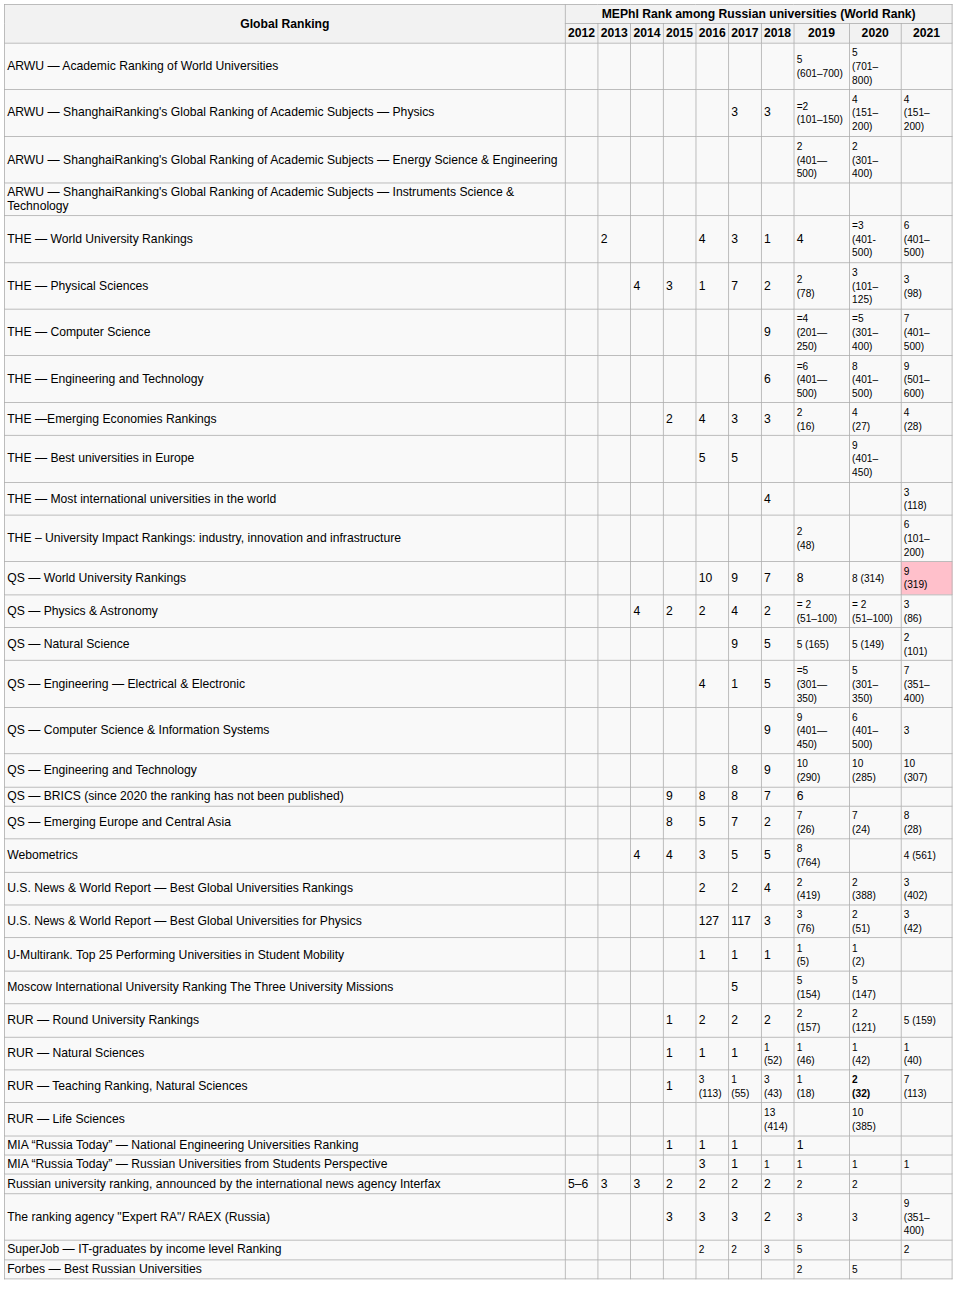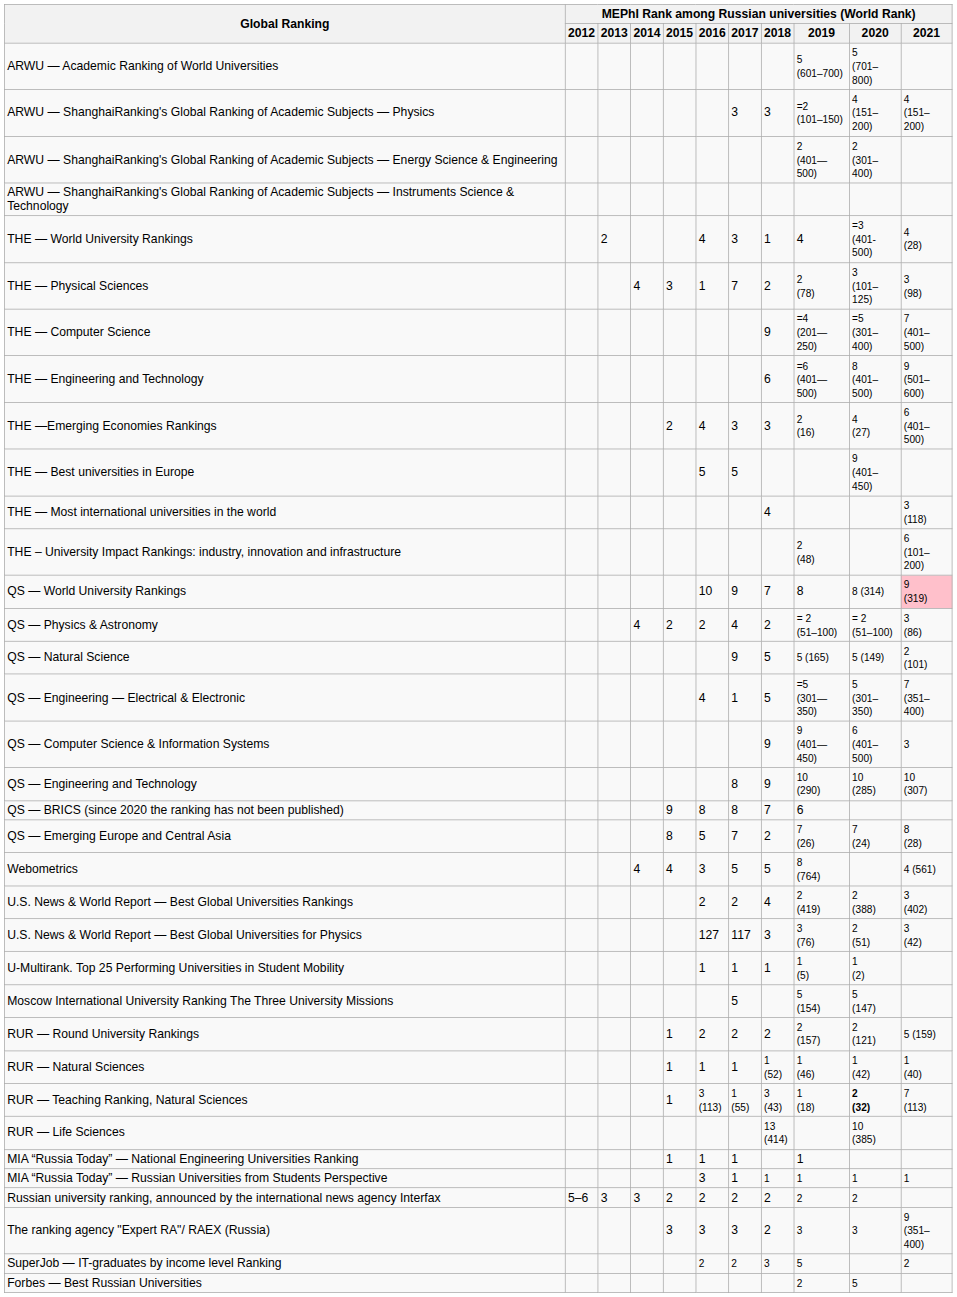(917, 240) 6 (401–500) -> (913, 240) 4 (28)
(913, 419) 4 (28) -> (917, 426) 6 (401–500)
